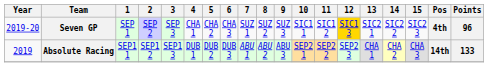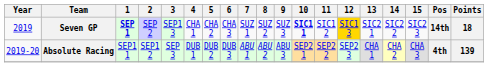(23, 29) 2019-20 -> (23, 29) 2019
(127, 29) normal -> (127, 29) bold
(173, 29) SEP 3 -> (173, 29) SEP1 3
(304, 29) normal -> (304, 29) bold
(440, 29) 4th -> (440, 29) 14th
(467, 29) 96 -> (467, 29) 18
(23, 51) 2019 -> (23, 51) 2019-20
(173, 51) SEP1 3 -> (173, 51) SEP 3
(440, 51) 14th -> (440, 51) 4th
(467, 51) 133 -> (467, 51) 139
